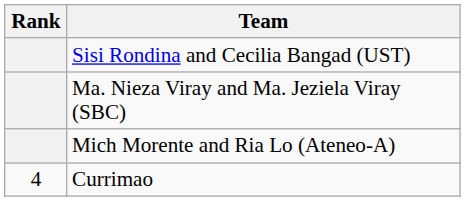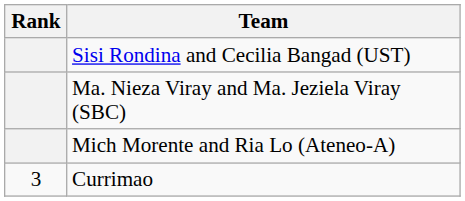(36, 178) 4 -> (36, 178) 3
